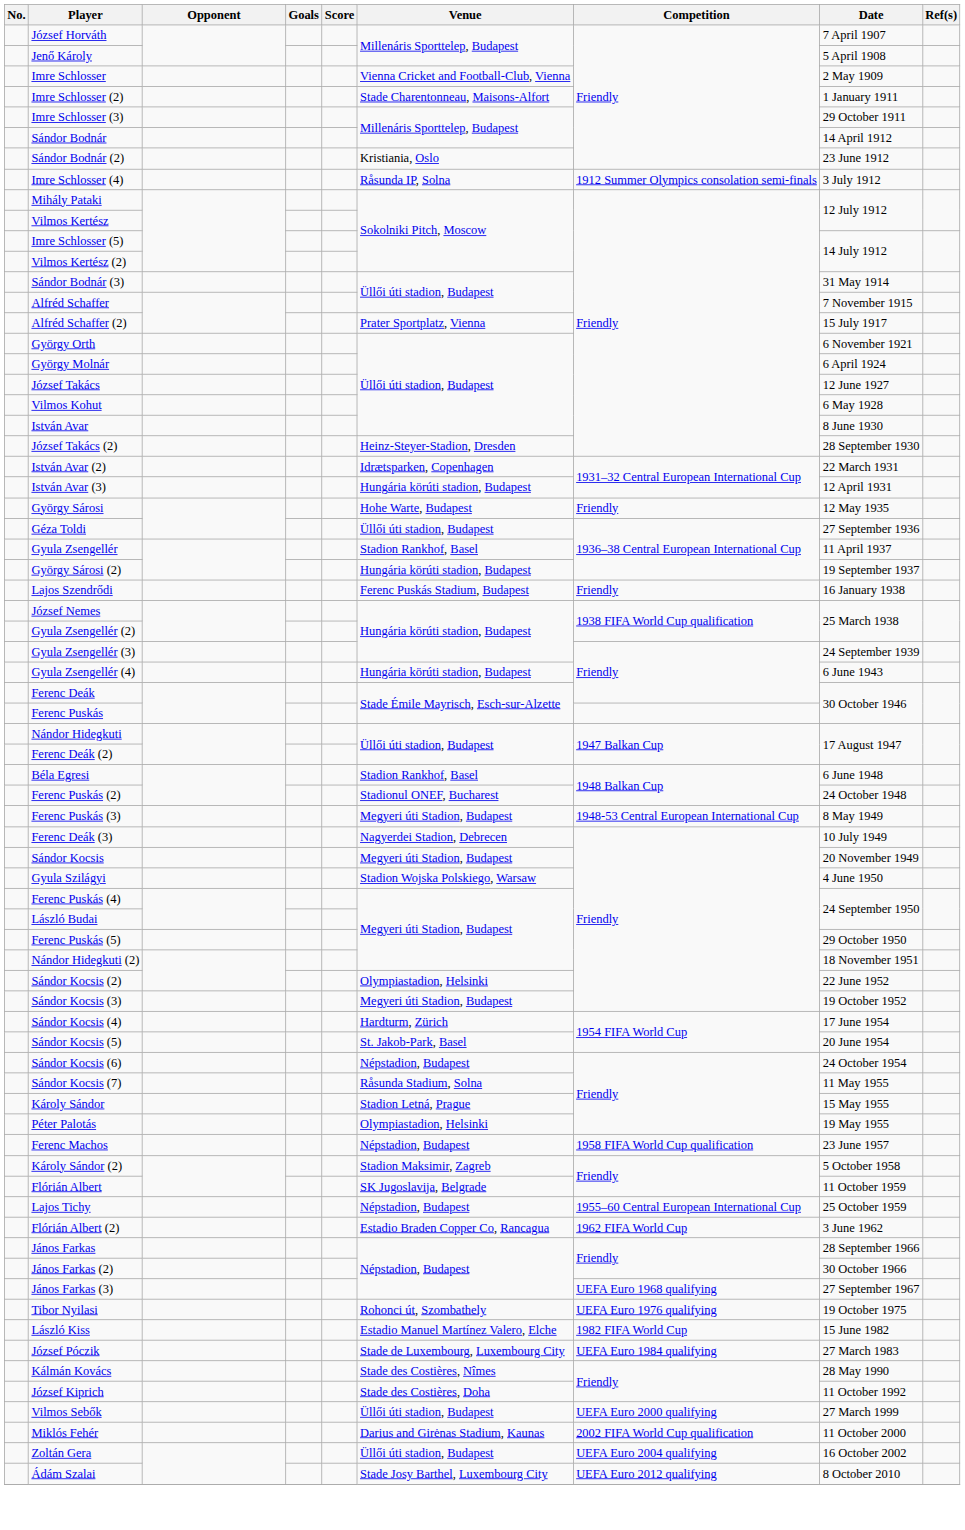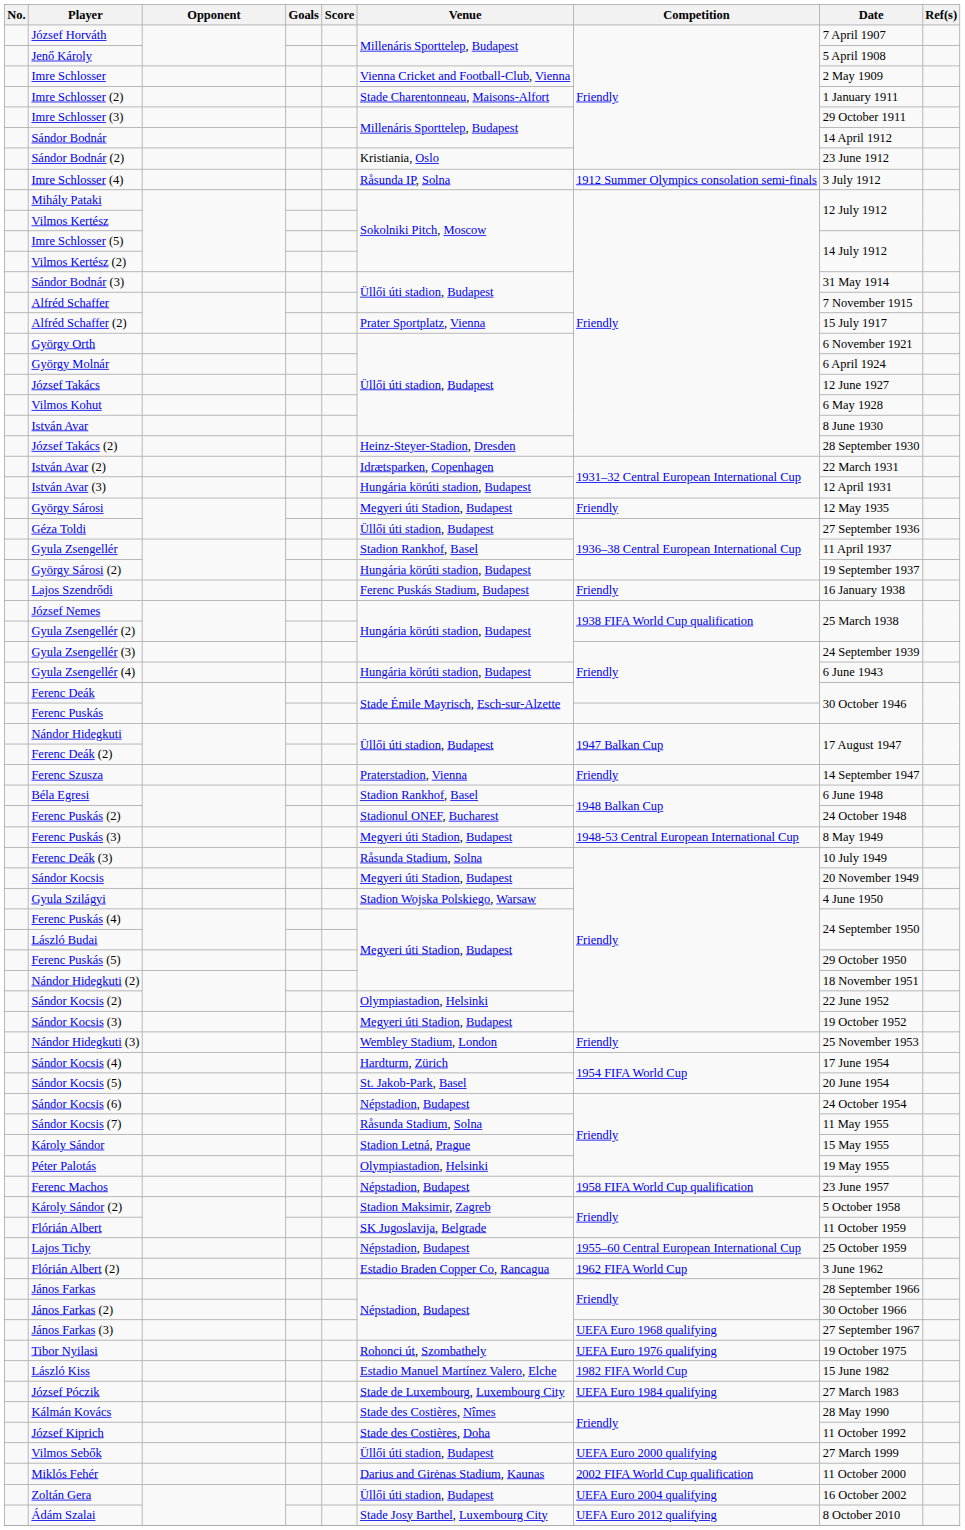(416, 508) Hohe Warte, Budapest -> (436, 508) Megyeri úti Stadion, Budapest
+ row: (67, 775)
(434, 837) Nagyerdei Stadion, Debrecen -> (421, 857) Råsunda Stadium, Solna
+ row: (85, 1042)
